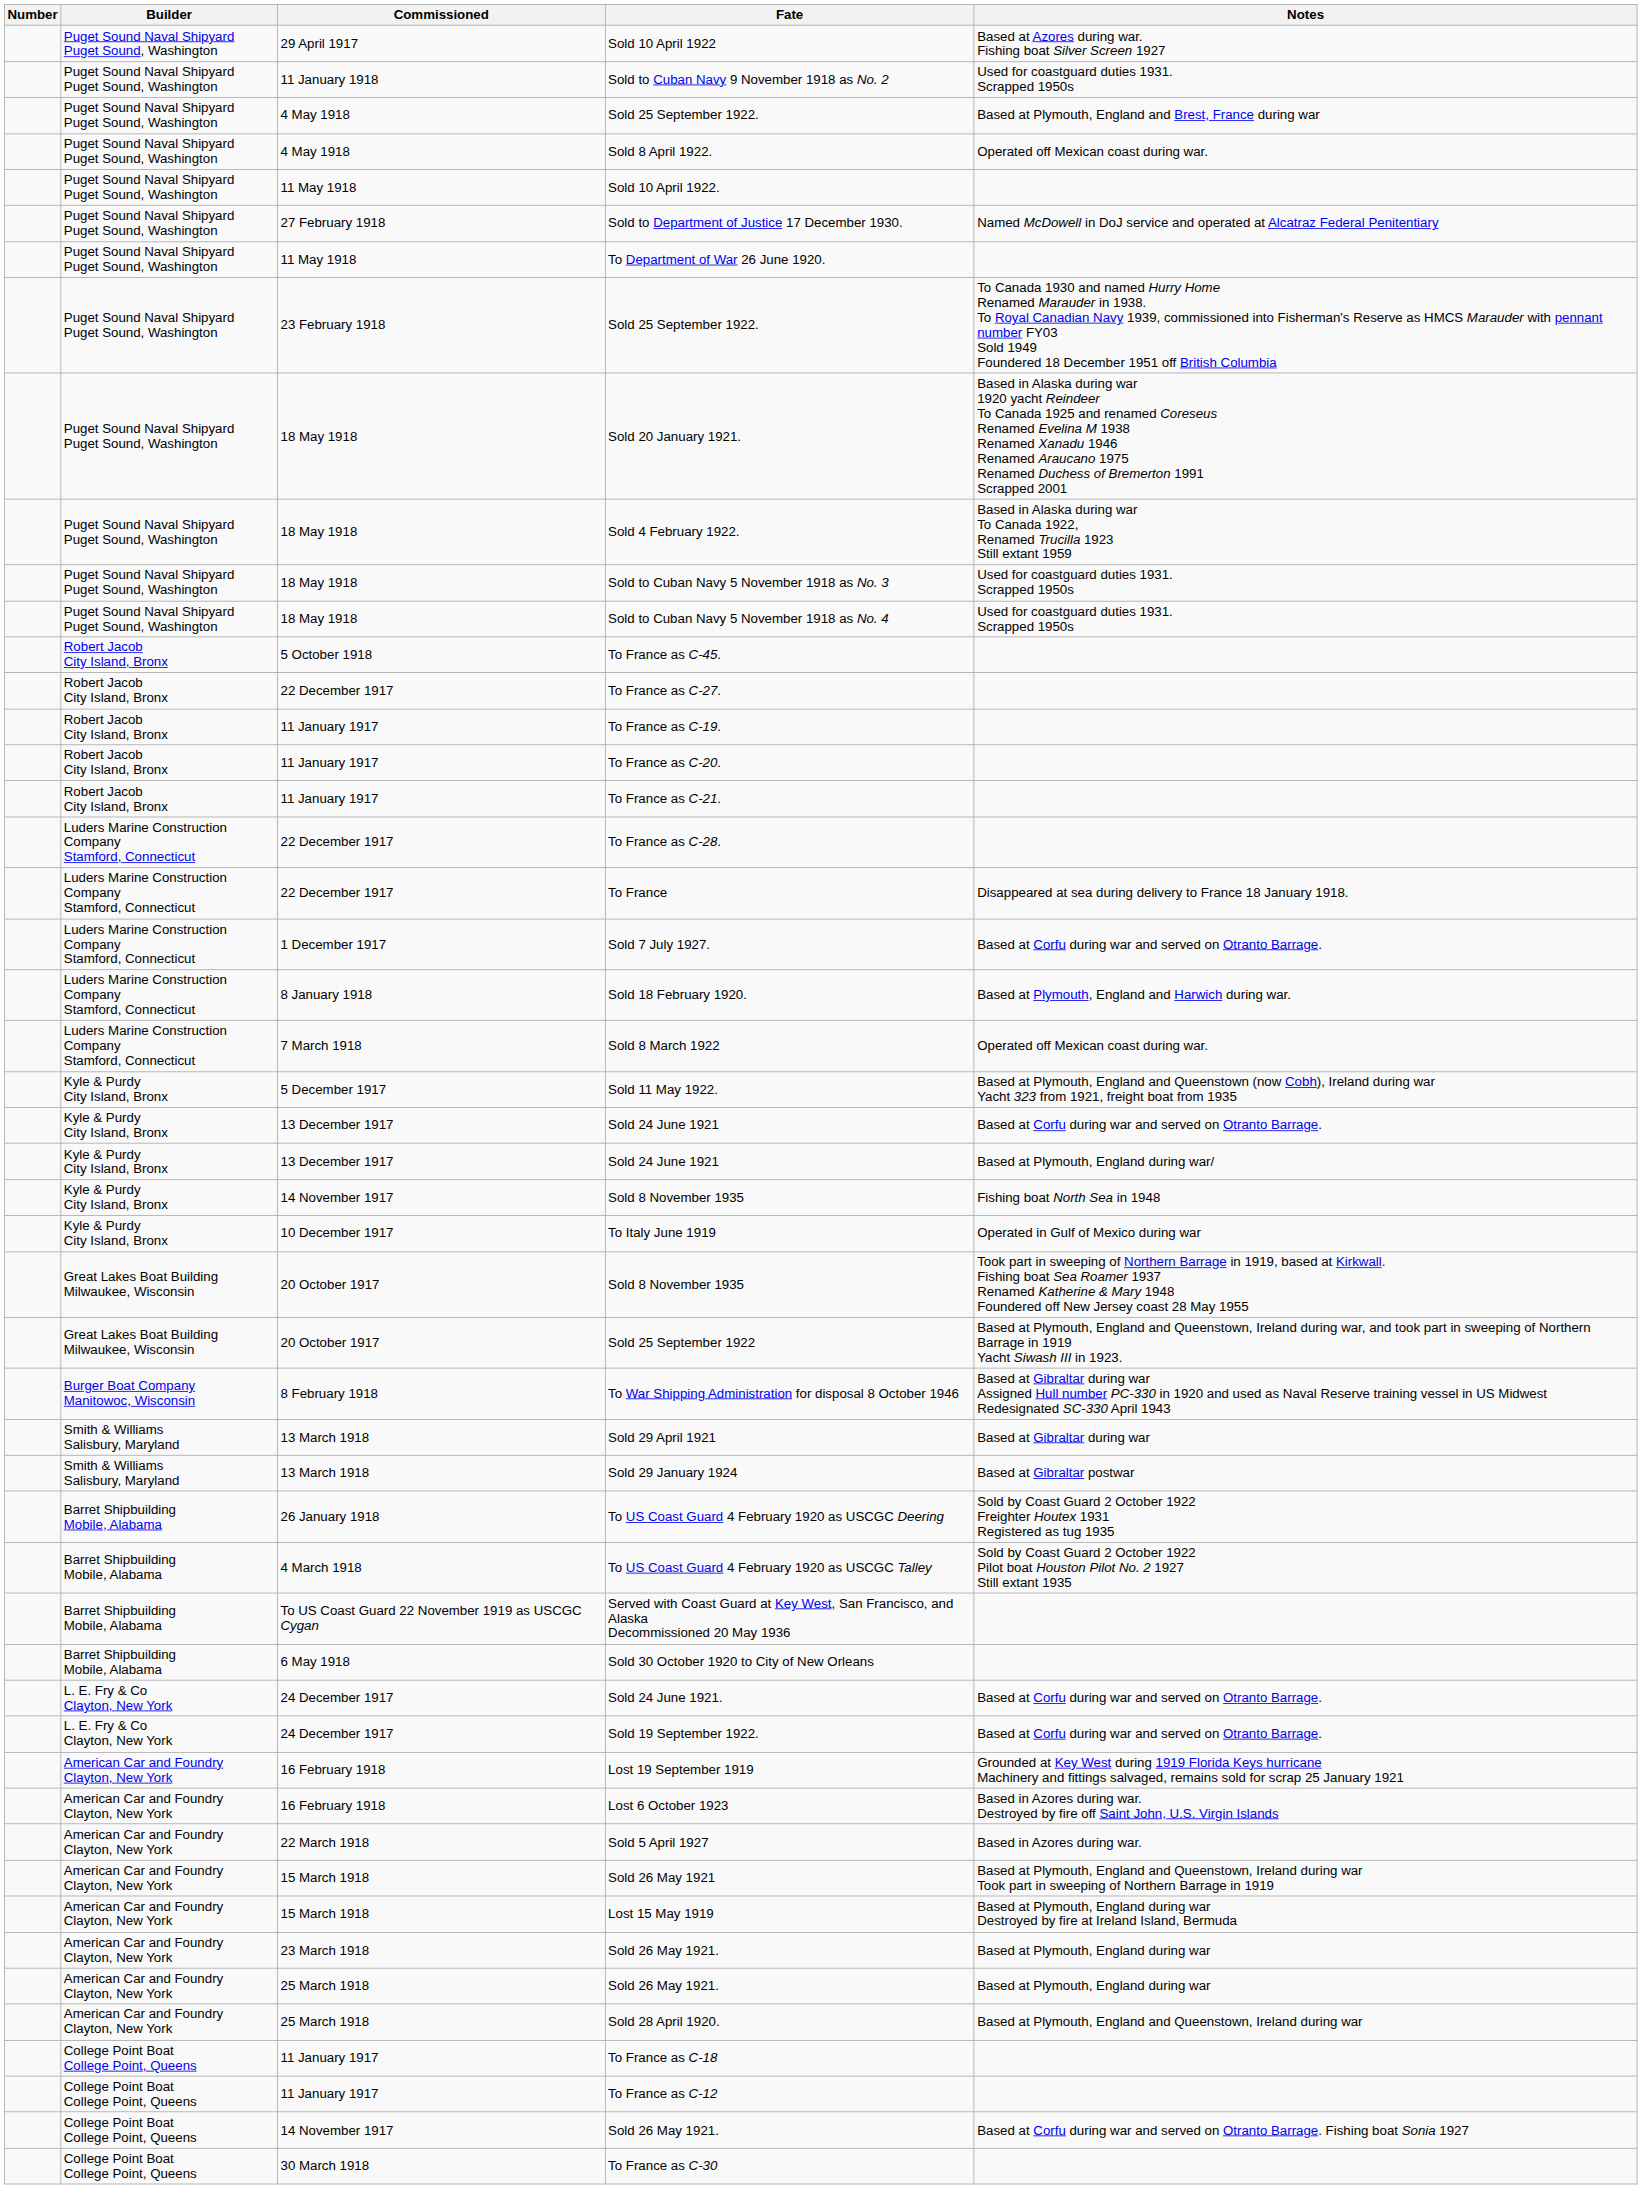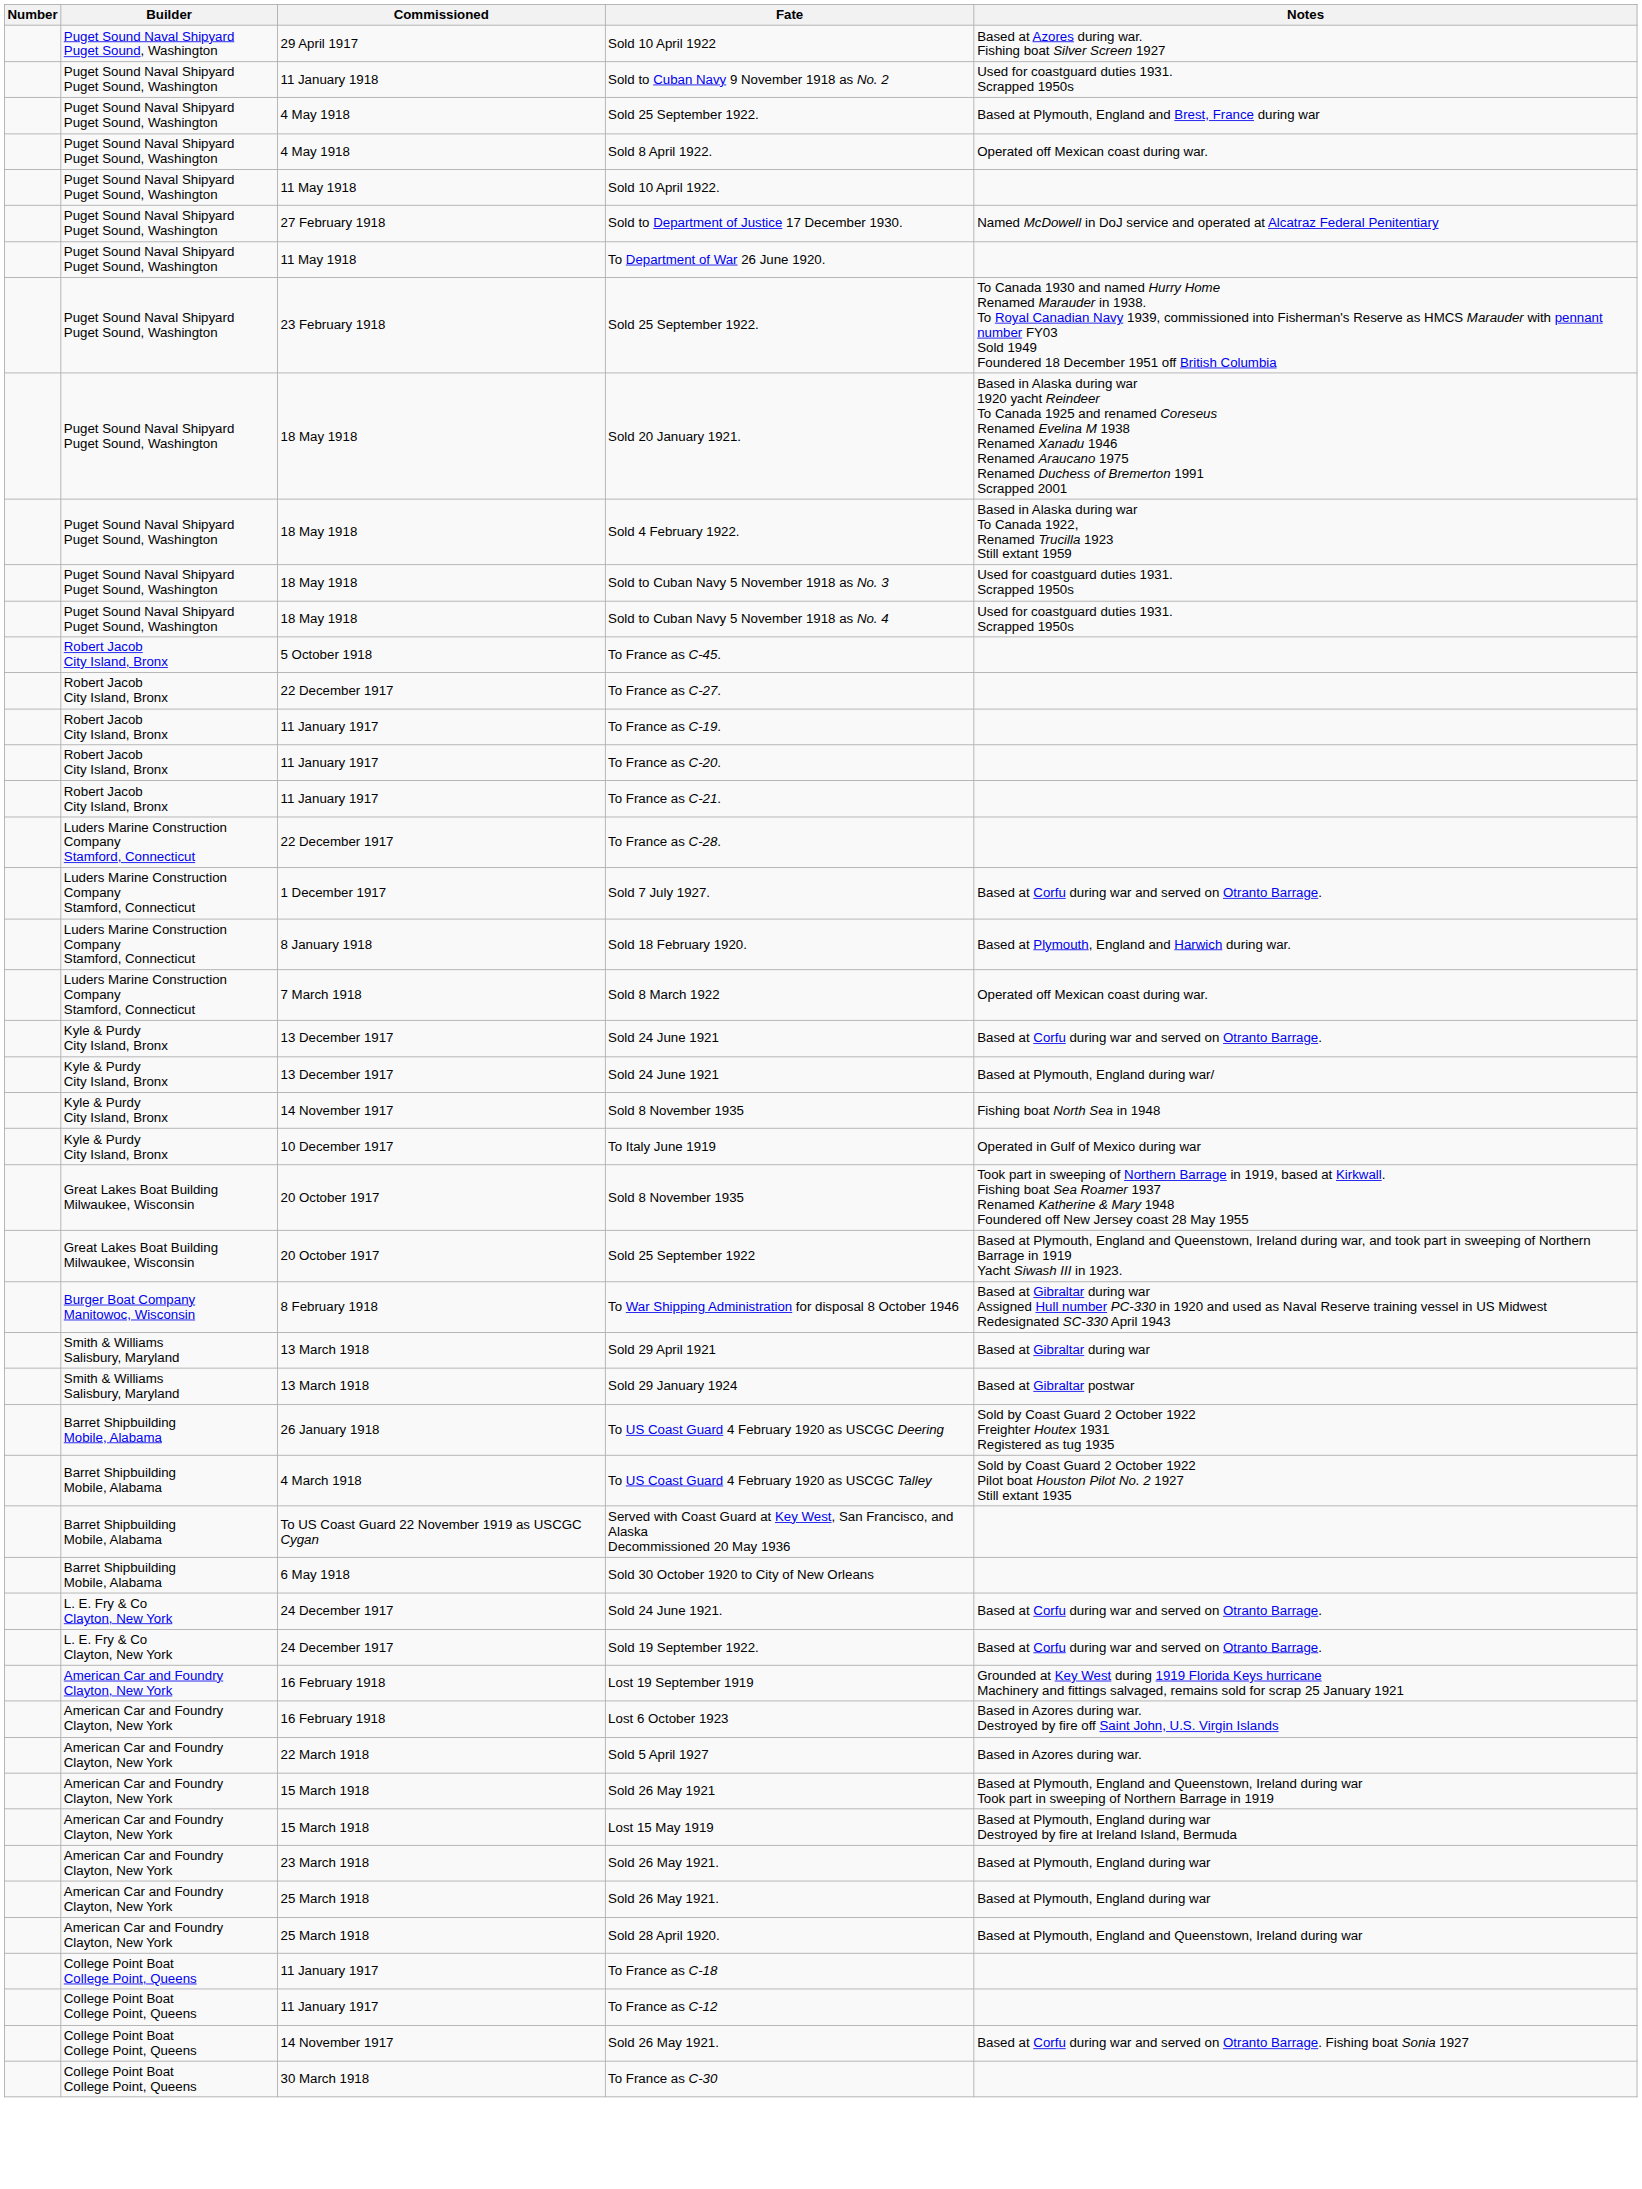- row: (337, 893)
- row: (333, 1089)
